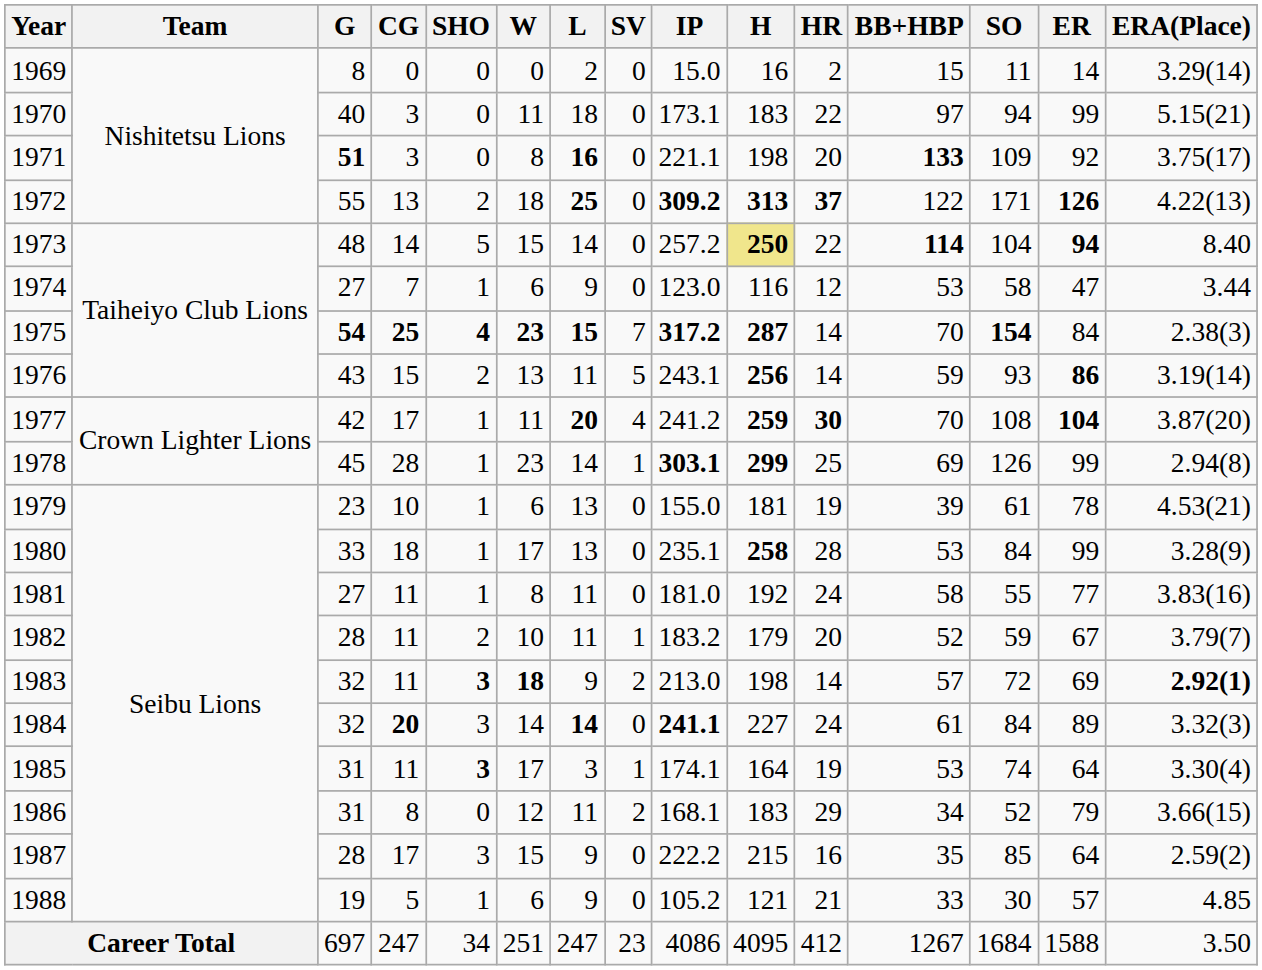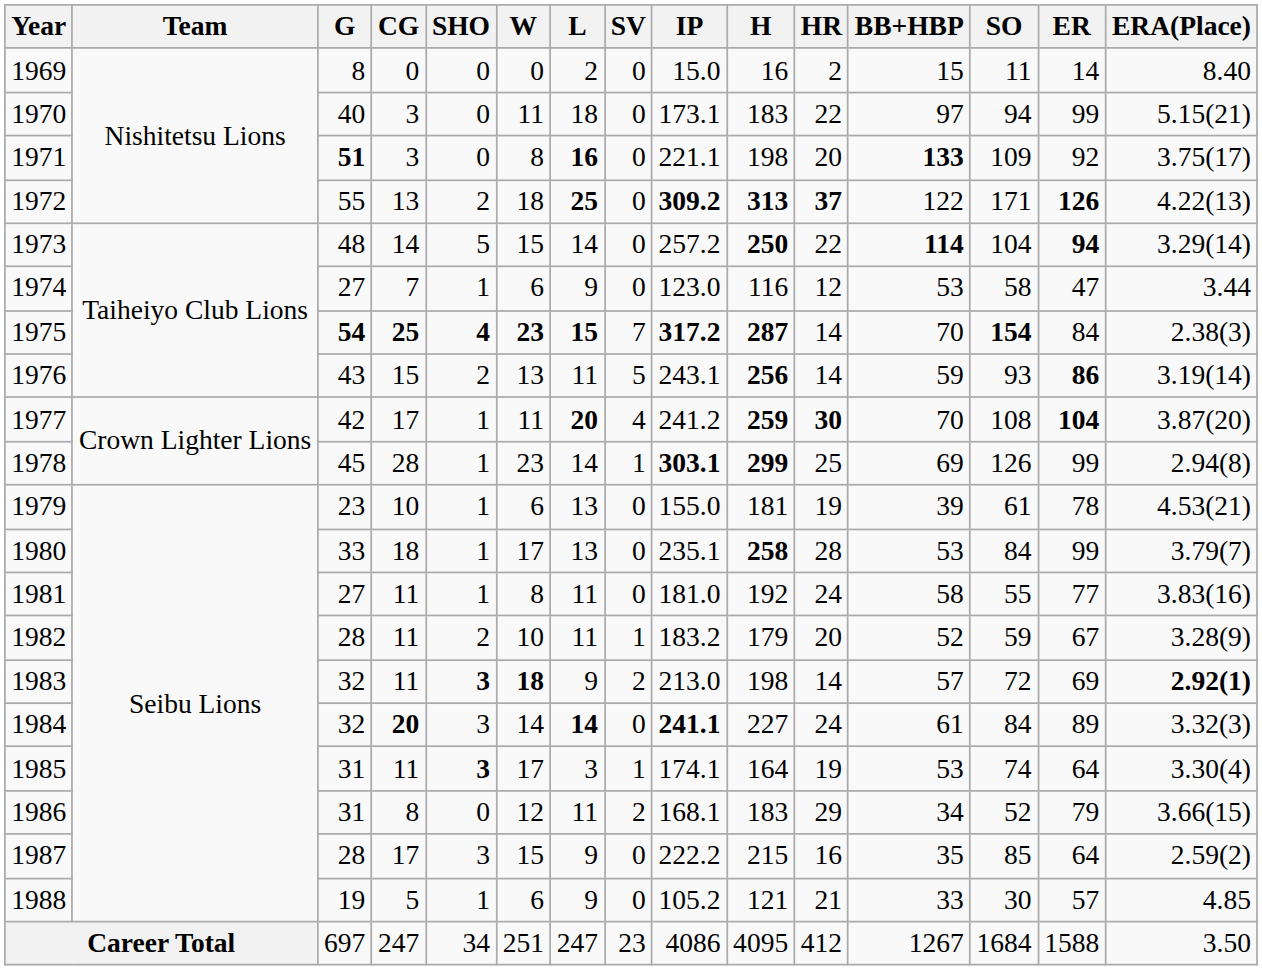(1204, 69) 3.29(14) -> (1227, 69) 8.40
(768, 244) khaki background -> (768, 244) no background
(1227, 244) 8.40 -> (1204, 244) 3.29(14)
(1211, 550) 3.28(9) -> (1211, 550) 3.79(7)
(1211, 637) 3.79(7) -> (1211, 637) 3.28(9)
